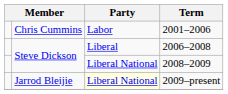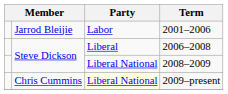(48, 30) Chris Cummins -> (43, 30) Jarrod Bleijie
(43, 81) Jarrod Bleijie -> (48, 81) Chris Cummins
